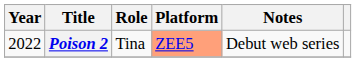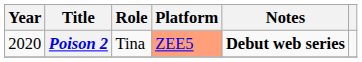(25, 43) 2022 -> (25, 43) 2020
(283, 43) normal -> (285, 43) bold
